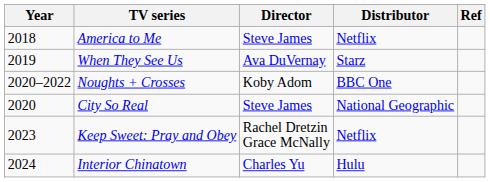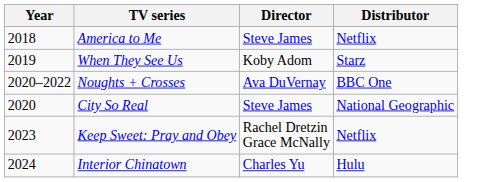- column: (471, 15)
(284, 60) Ava DuVernay -> (277, 60) Koby Adom
(277, 82) Koby Adom -> (284, 82) Ava DuVernay
